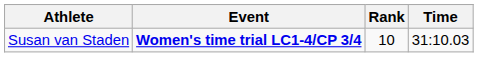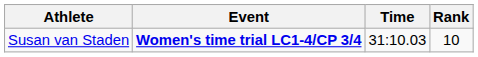columns swapped: (441, 17) <-> (387, 17)
